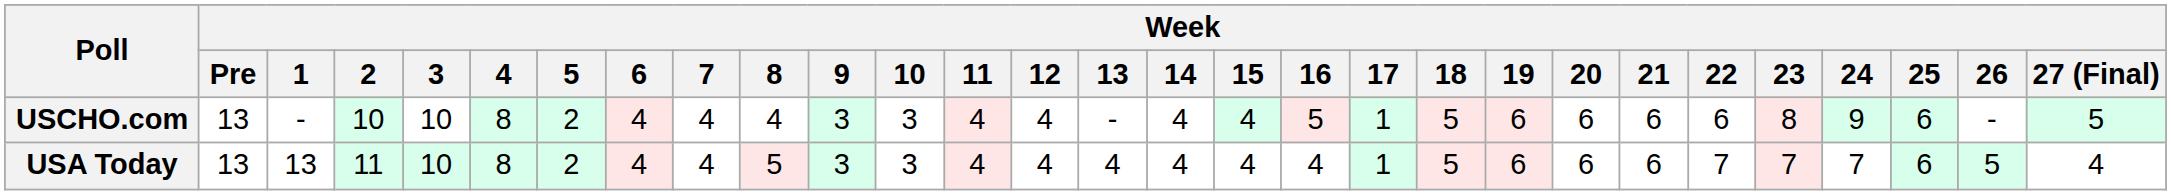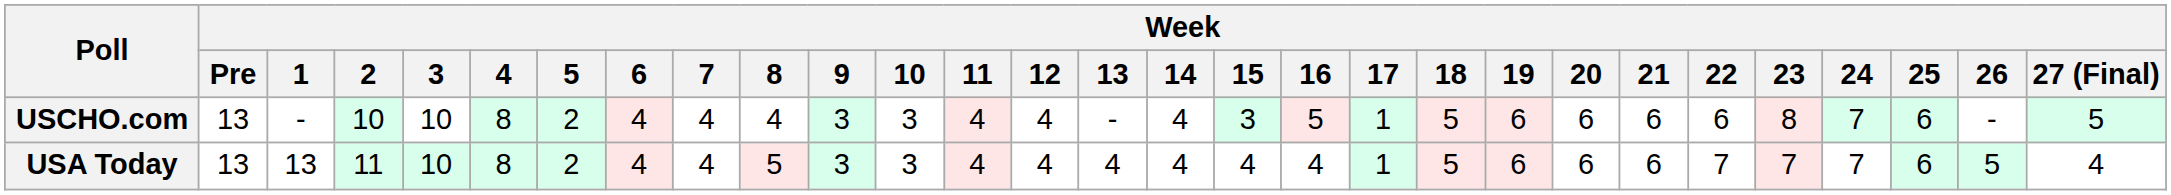(1248, 119) 4 -> (1248, 119) 3
(1857, 119) 9 -> (1857, 119) 7
